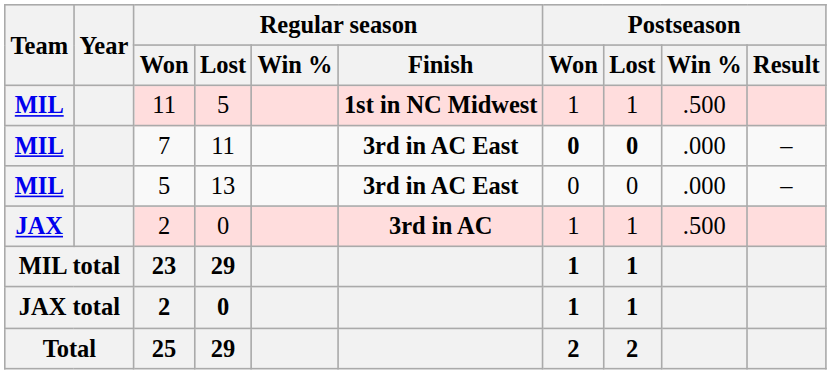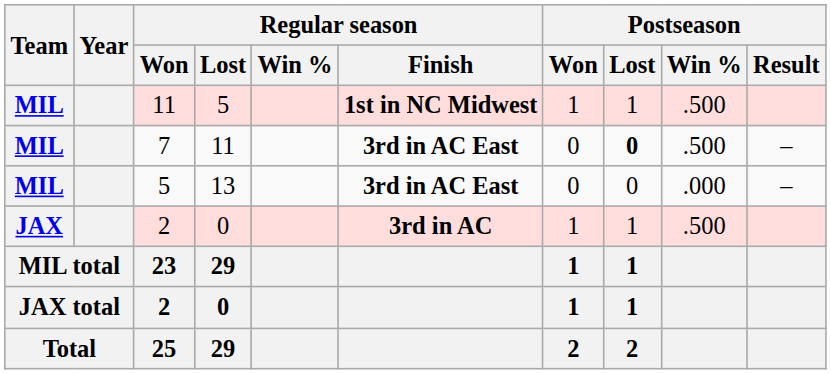(573, 145) bold -> (573, 145) normal
(704, 145) .000 -> (704, 145) .500
